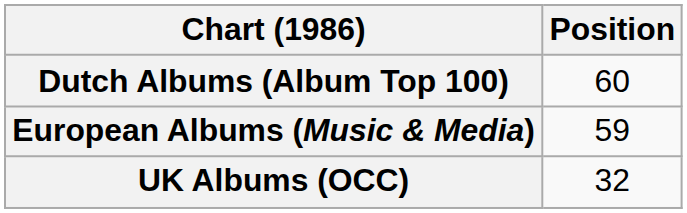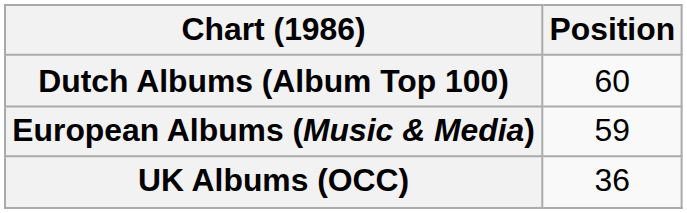(612, 181) 32 -> (612, 181) 36
